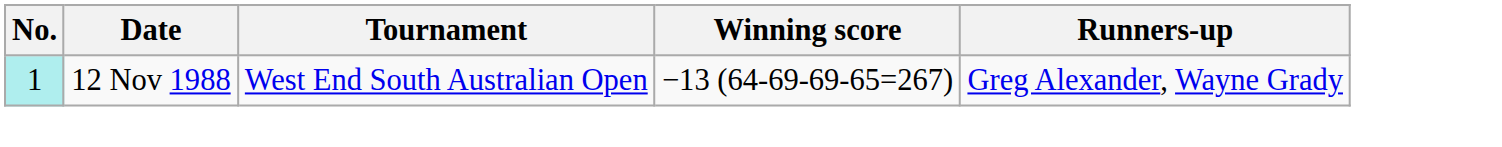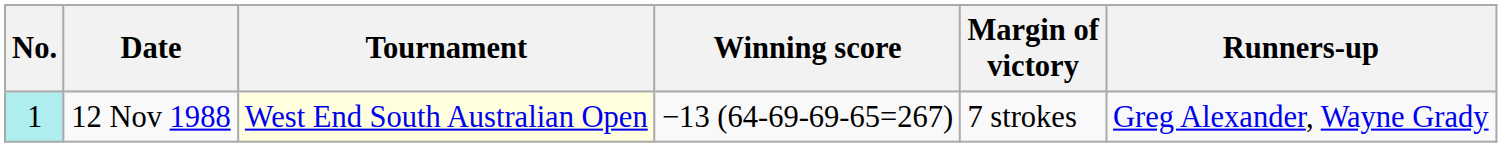+ column: (1033, 47)
(446, 80) no background -> (446, 116) lightyellow background
